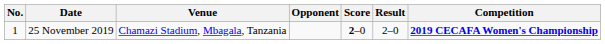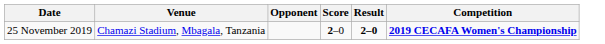- column: (15, 13)
(390, 30) normal -> (369, 30) bold
